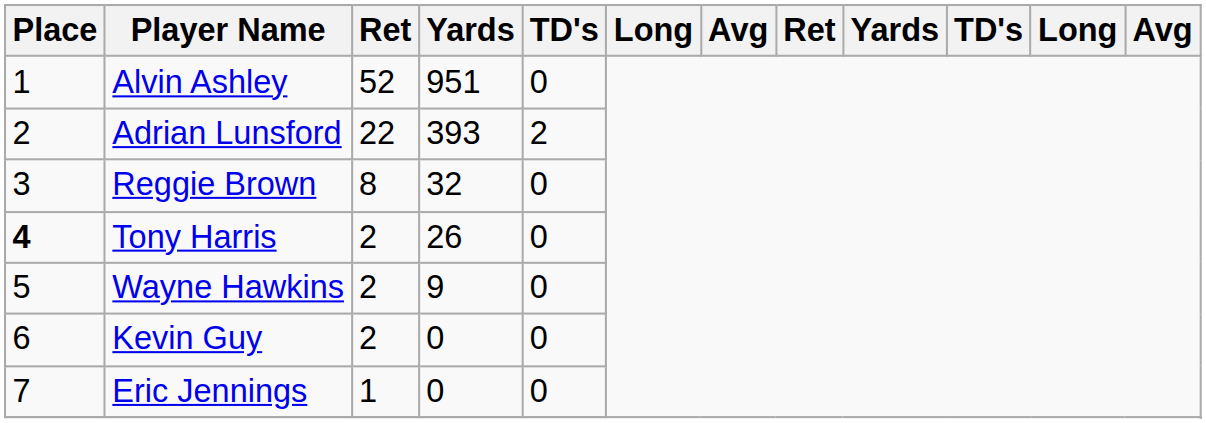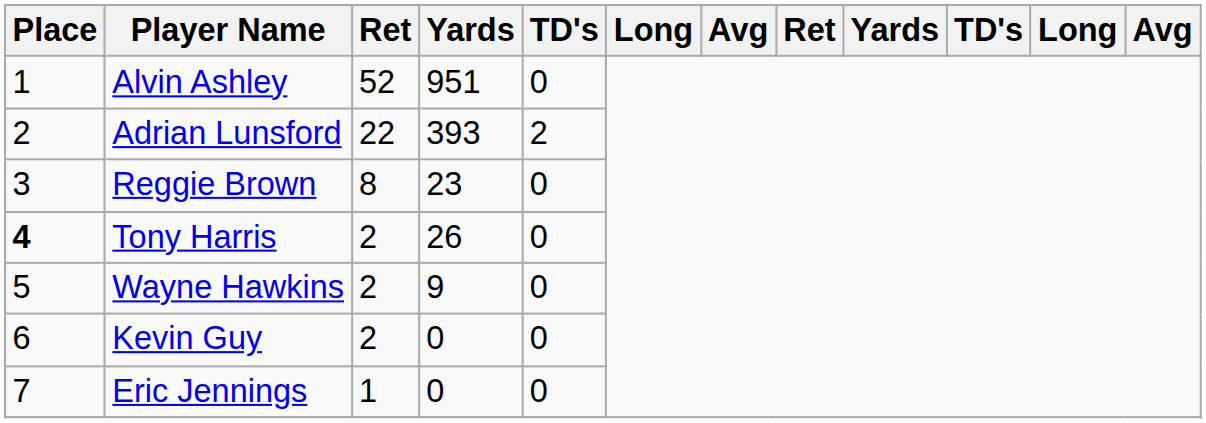(444, 184) 32 -> (444, 184) 23
